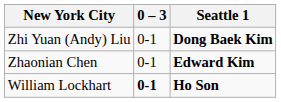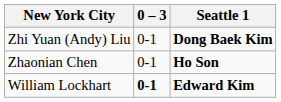(214, 62) Edward Kim -> (196, 62) Ho Son
(196, 85) Ho Son -> (214, 85) Edward Kim
